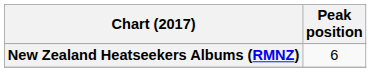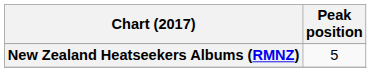(334, 55) 6 -> (334, 55) 5
